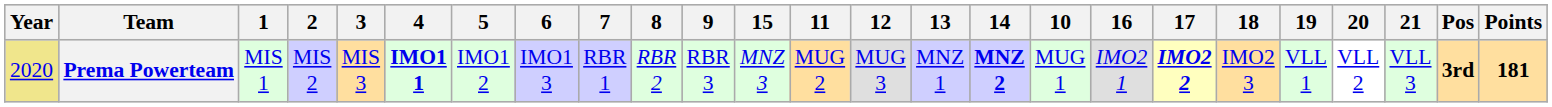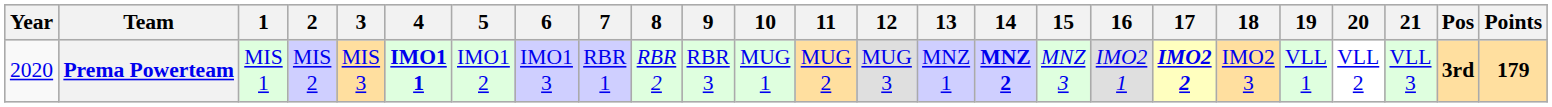columns swapped: (1060, 21) <-> (762, 21)
(32, 70) khaki background -> (32, 70) no background
(1513, 70) 181 -> (1513, 70) 179
